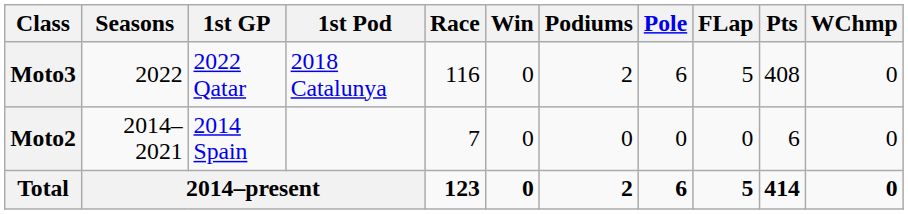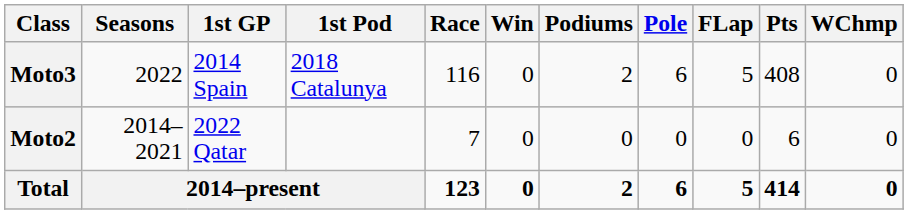(220, 74) 2022 Qatar -> (220, 74) 2014 Spain
(220, 138) 2014 Spain -> (220, 138) 2022 Qatar
